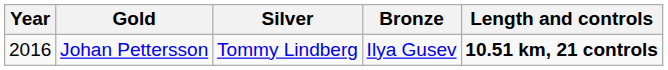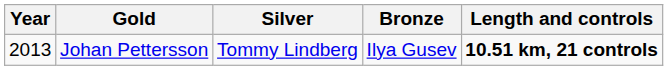(30, 49) 2016 -> (30, 49) 2013
